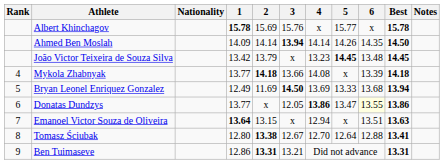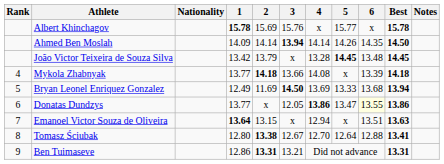(319, 58) 13.23 -> (319, 58) 13.28
